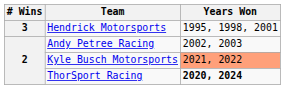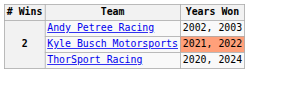- row: (107, 29)
(212, 77) bold -> (212, 61) normal
